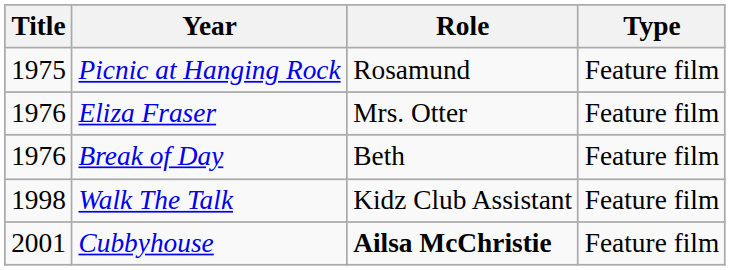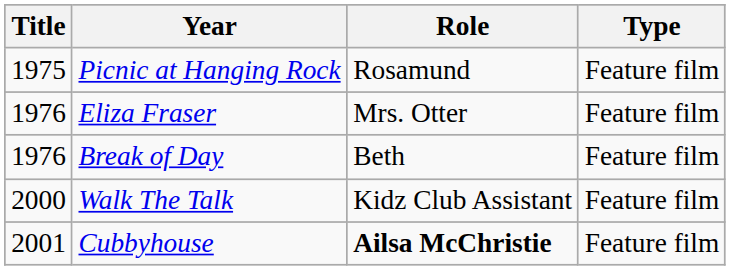(39, 199) 1998 -> (39, 199) 2000
